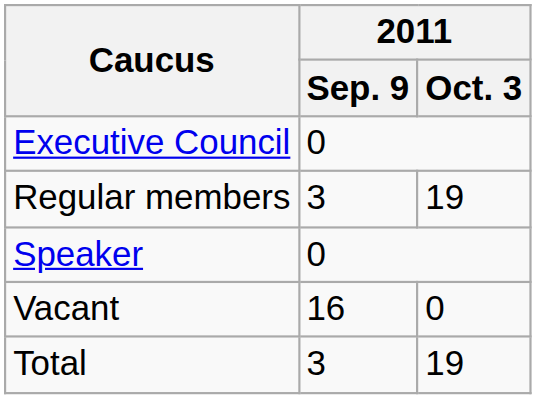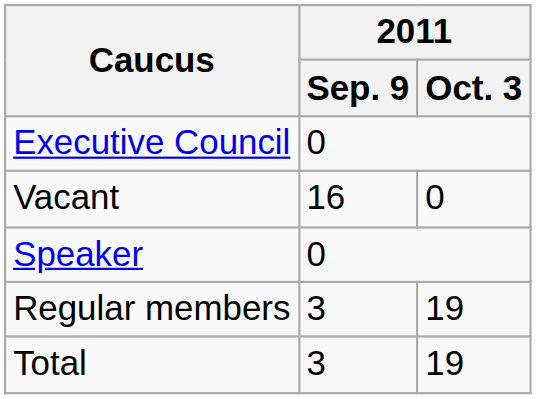rows swapped: (152, 198) <-> (66, 308)
